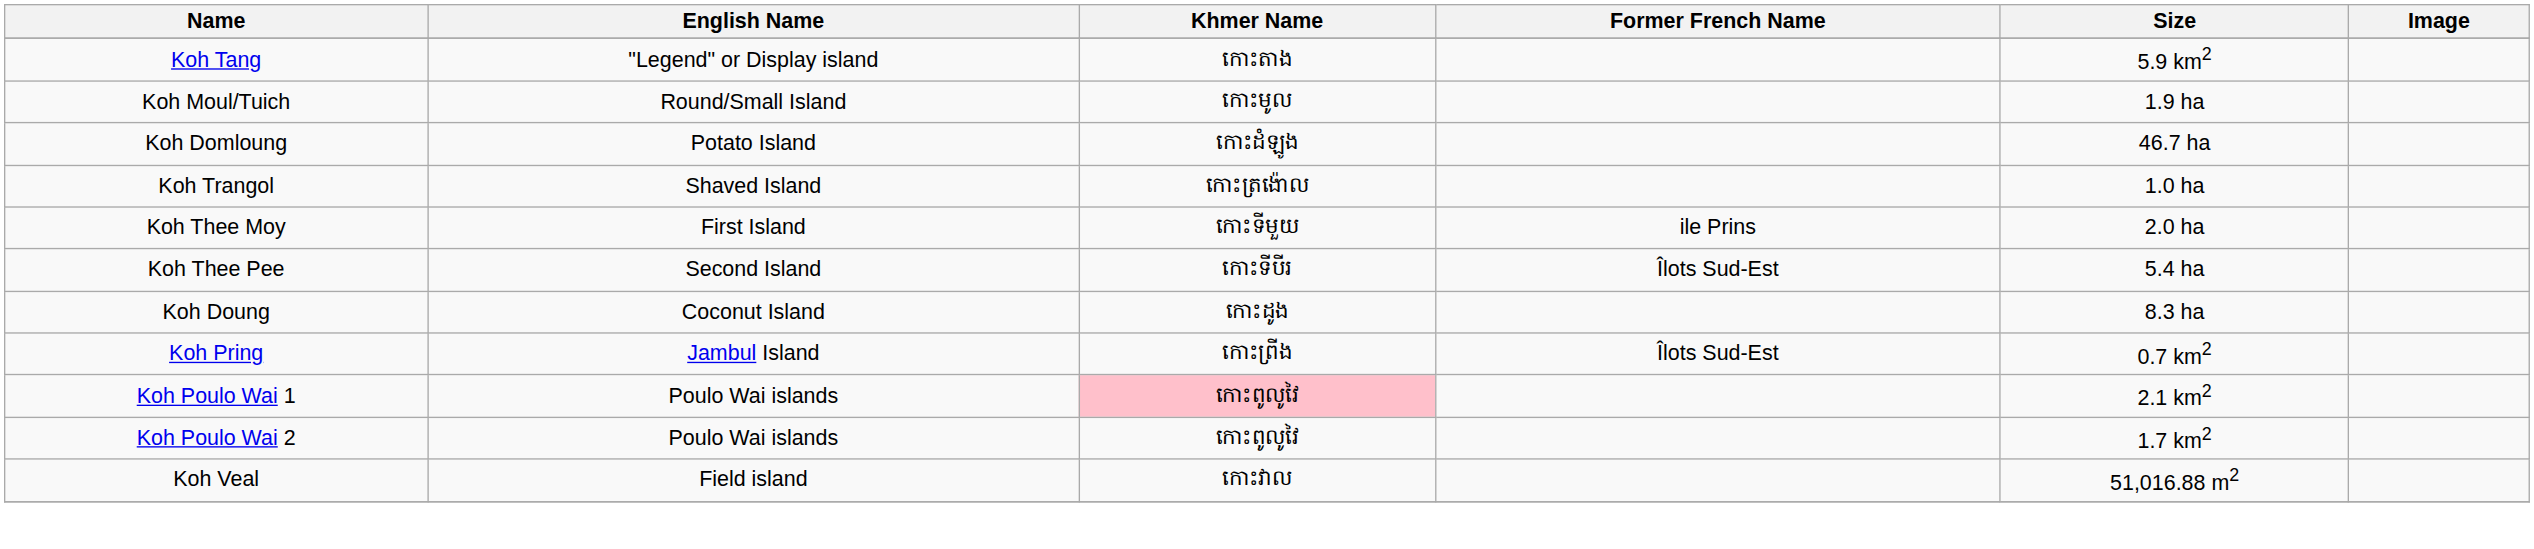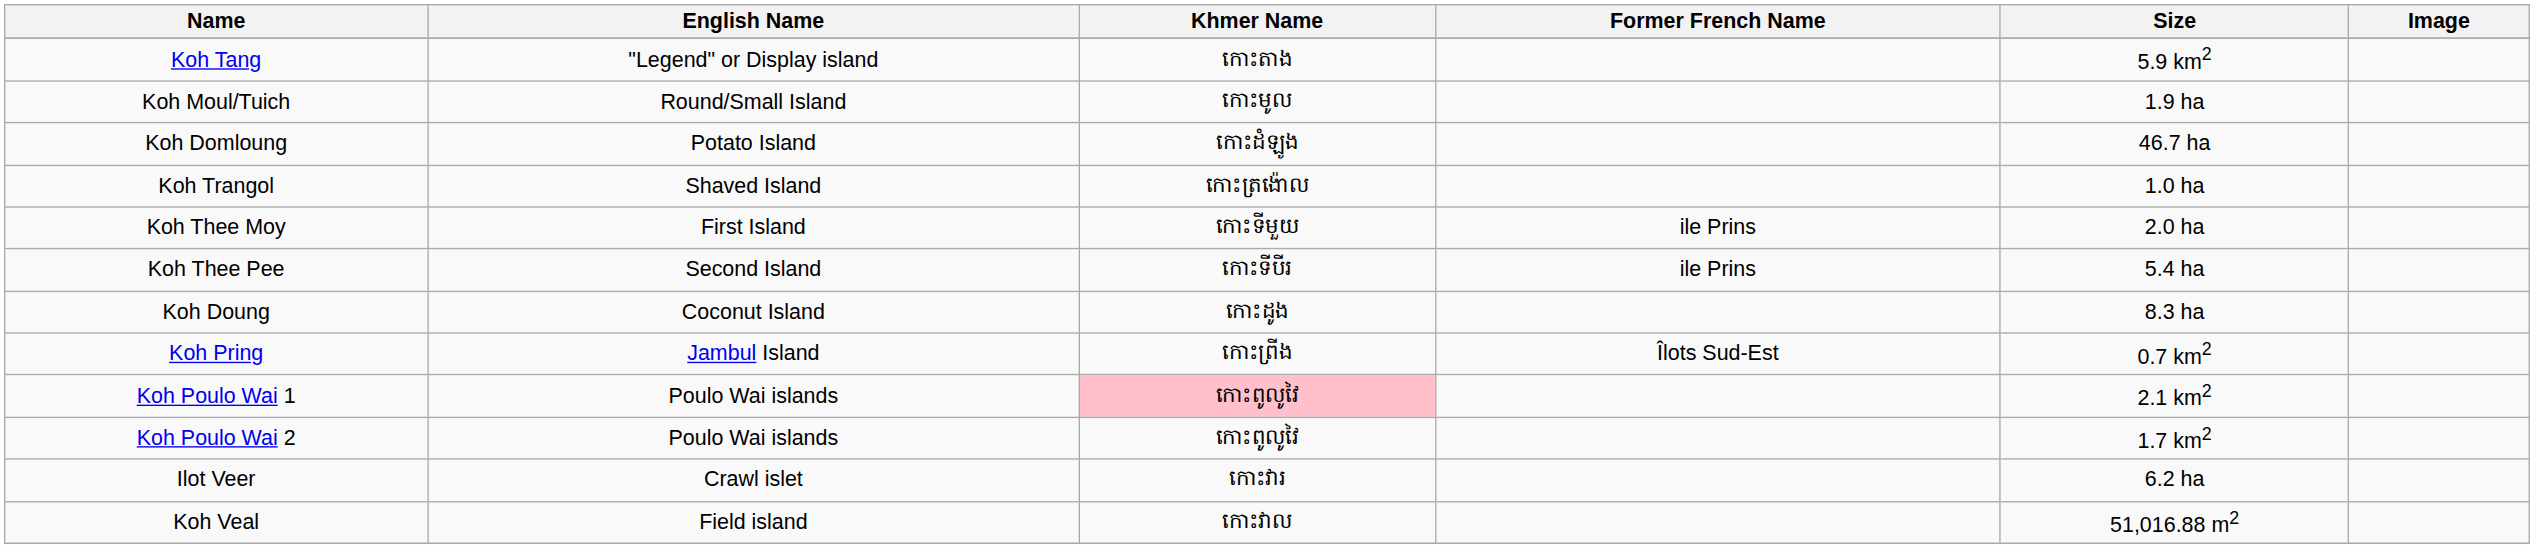(1718, 269) Îlots Sud-Est -> (1718, 269) ile Prins
+ row: (216, 479)
